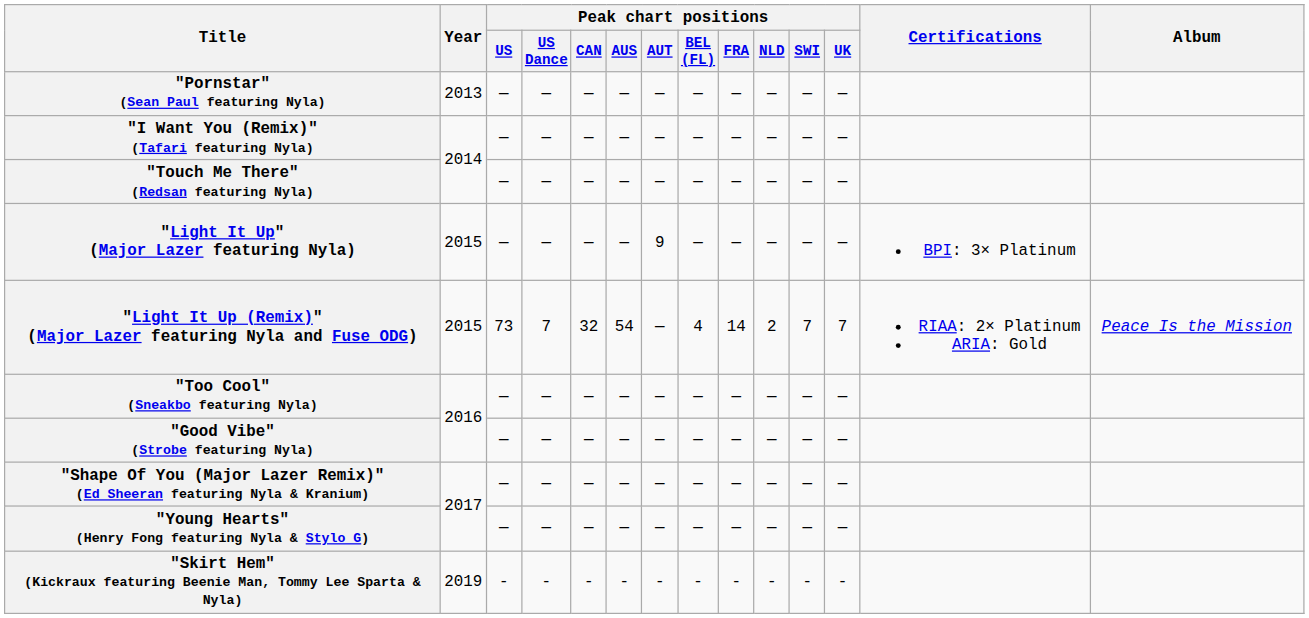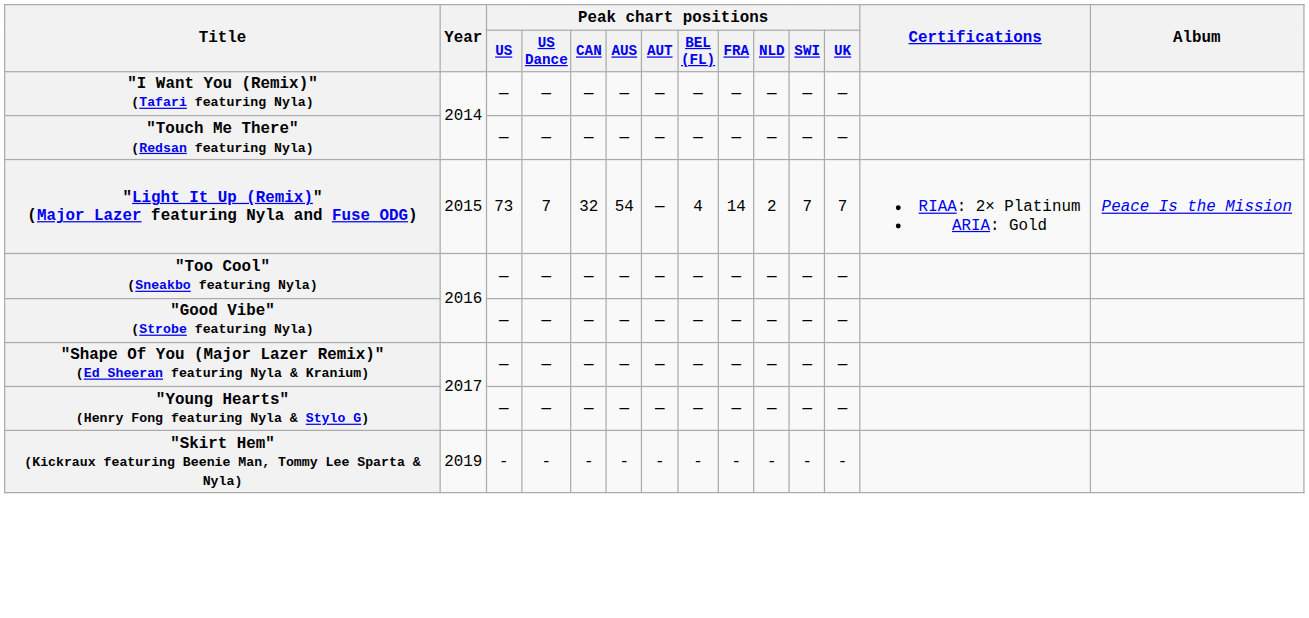- row: (222, 93)
- row: (222, 242)
